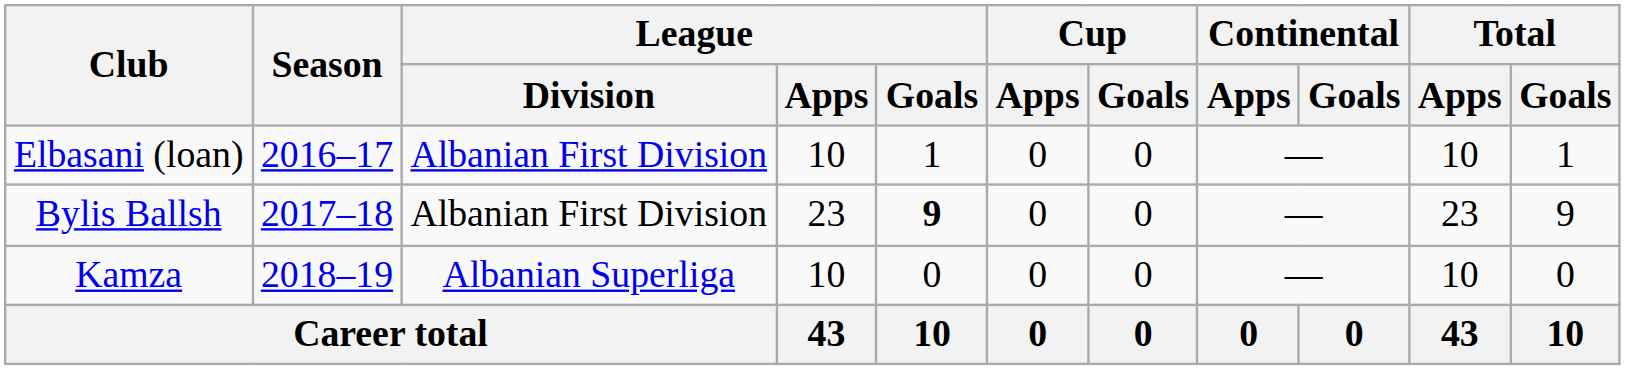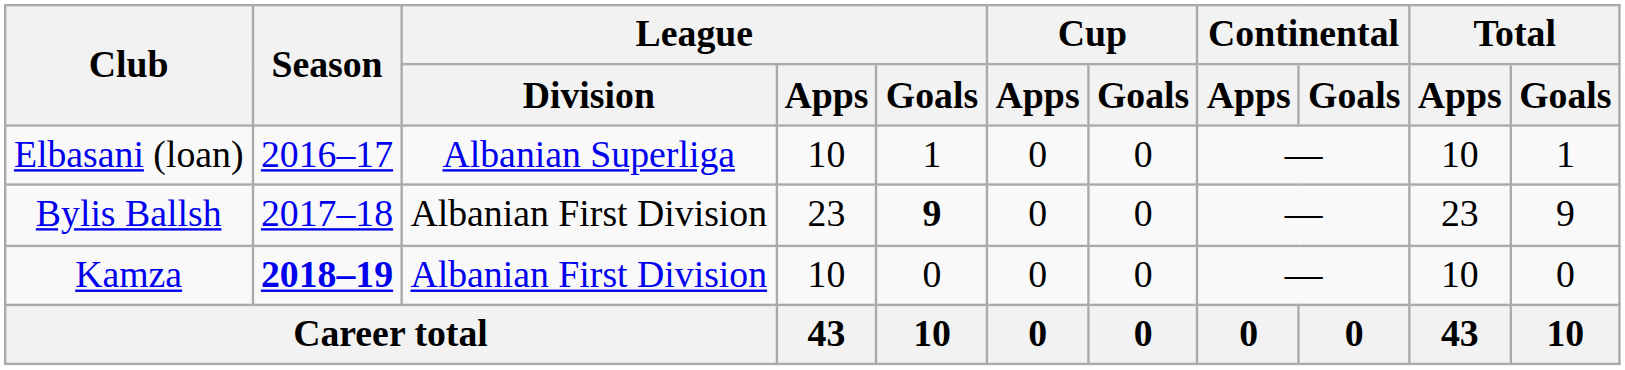(589, 154) Albanian First Division -> (589, 154) Albanian Superliga
(327, 273) normal -> (327, 273) bold
(589, 273) Albanian Superliga -> (589, 273) Albanian First Division
